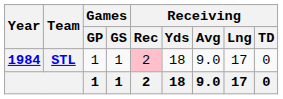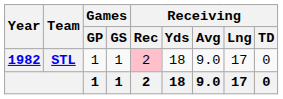(24, 60) 1984 -> (24, 60) 1982
